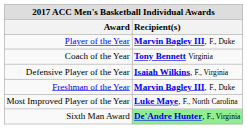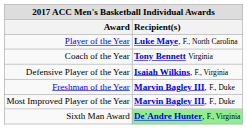(184, 42) Marvin Bagley III, F., Duke -> (186, 42) Luke Maye, F., North Carolina
(186, 102) Luke Maye, F., North Carolina -> (184, 102) Marvin Bagley III, F., Duke
